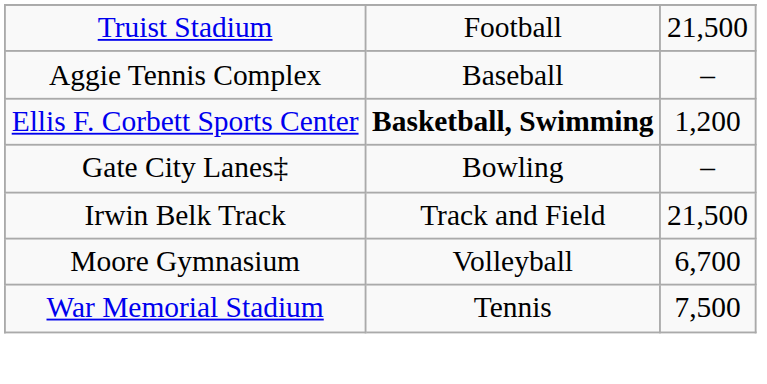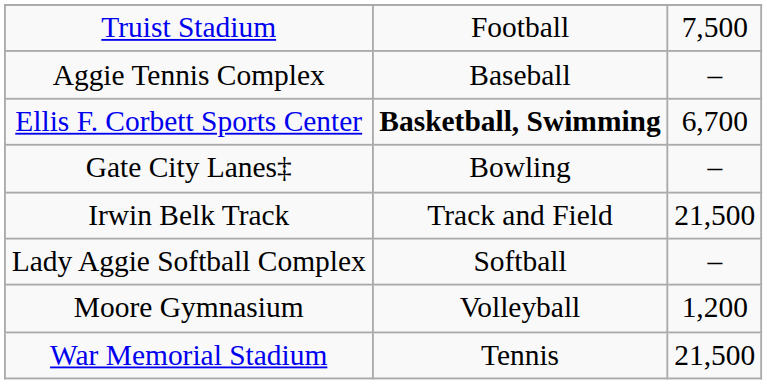(708, 27) 21,500 -> (715, 27) 7,500
(708, 121) 1,200 -> (715, 121) 6,700
+ row: (189, 261)
(708, 261) 6,700 -> (715, 307) 1,200
(708, 307) 7,500 -> (715, 354) 21,500
